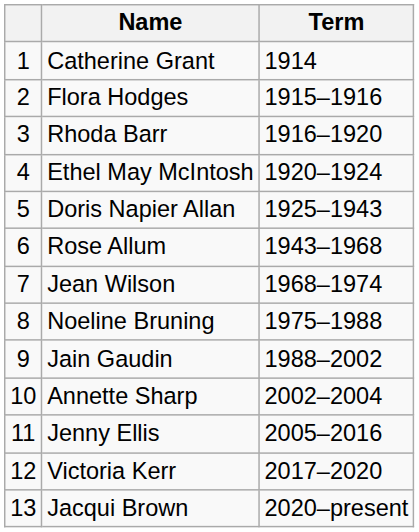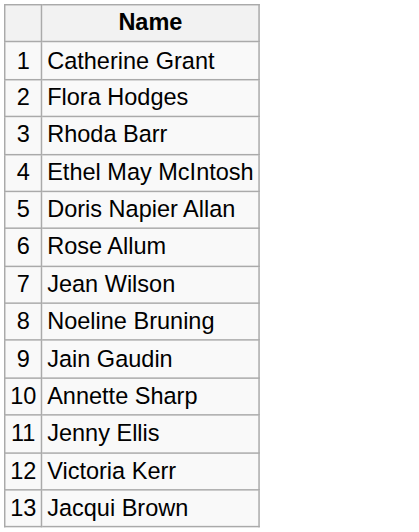- column: (336, 23)
